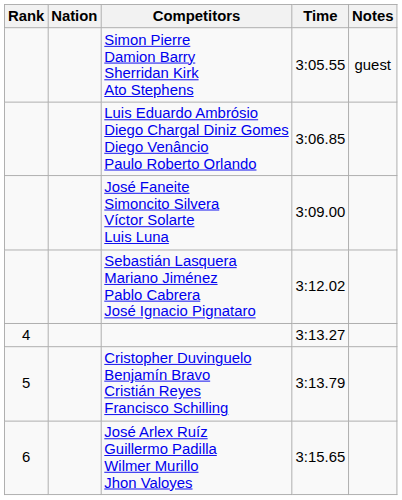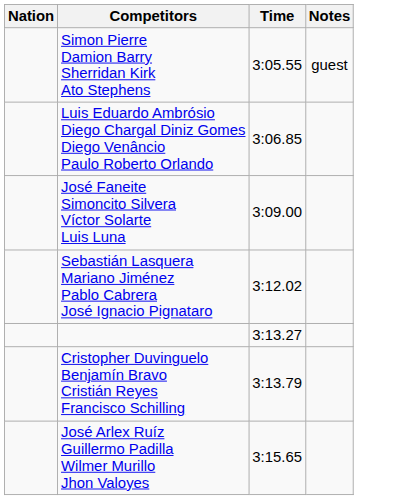- column: (26, 16)
